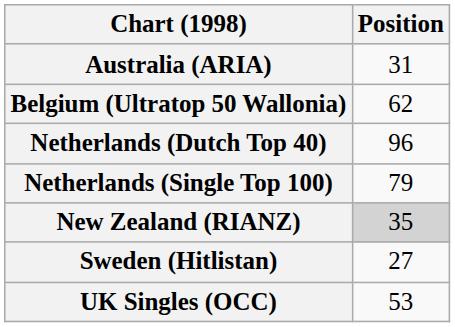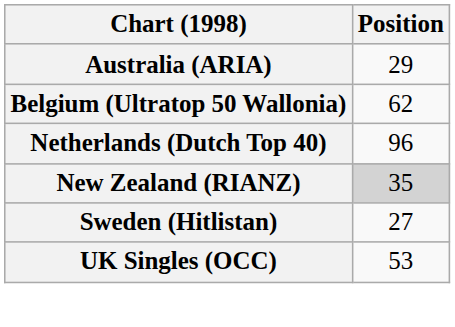(401, 63) 31 -> (401, 63) 29
- row: (178, 182)
